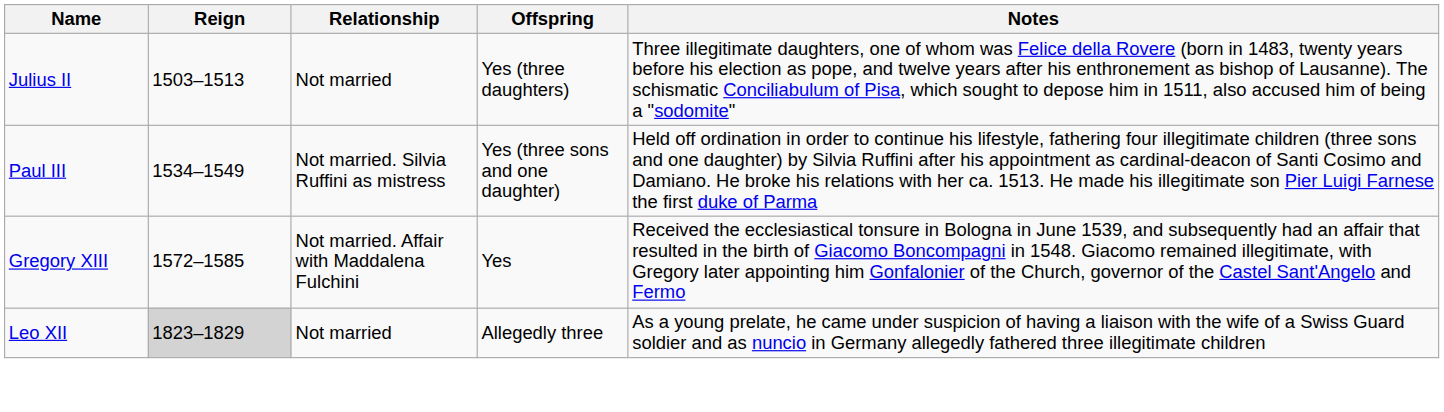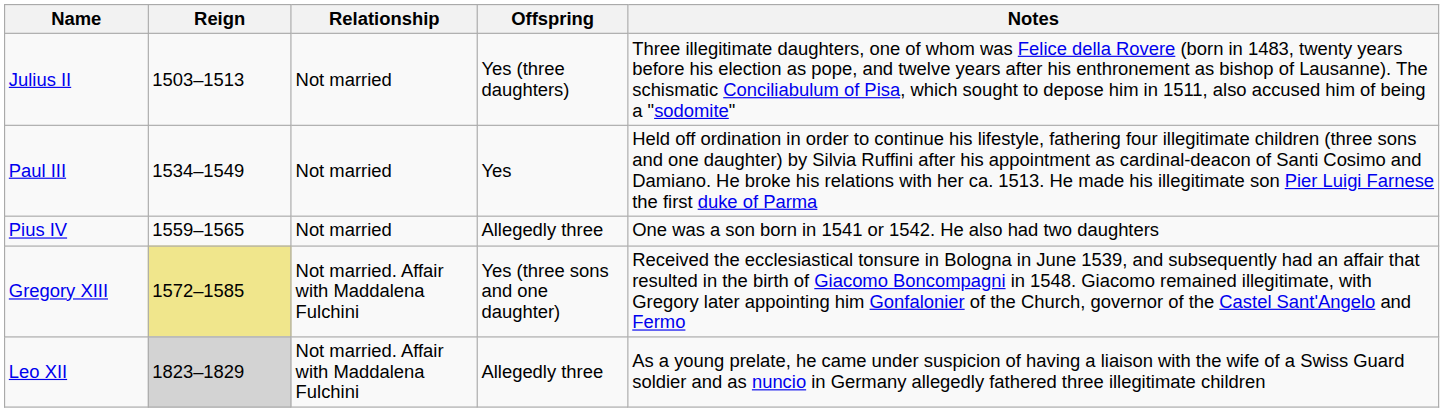(371, 170) Not married. Silvia Ruffini as mistress -> (344, 170) Not married
(545, 170) Yes (three sons and one daughter) -> (496, 170) Yes
+ row: (38, 230)
(198, 261) no background -> (198, 291) khaki background
(496, 261) Yes -> (545, 291) Yes (three sons and one daughter)
(344, 332) Not married -> (370, 371) Not married. Affair with Maddalena Fulchini
